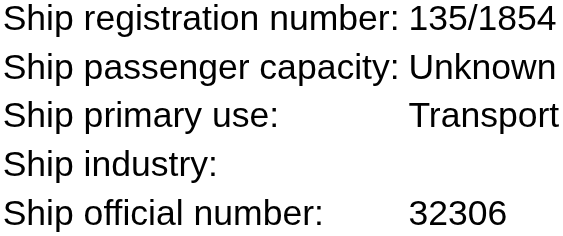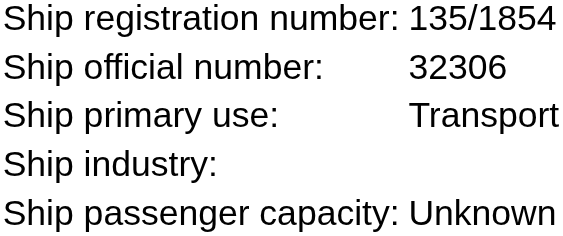rows swapped: (163, 213) <-> (201, 66)
